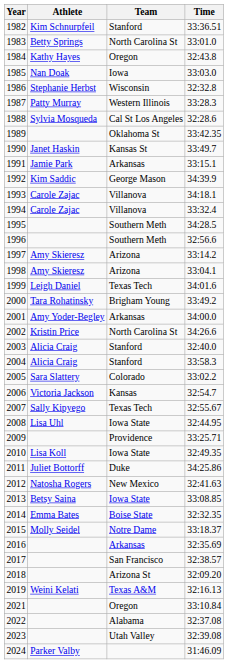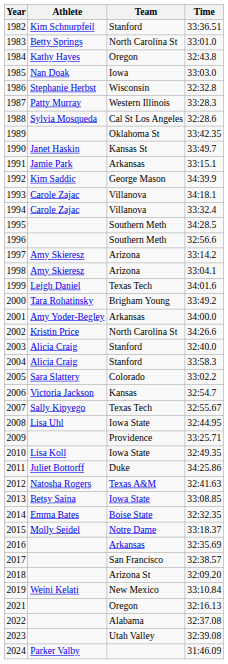(134, 484) New Mexico -> (133, 484) Texas A&M
(133, 590) Texas A&M -> (134, 590) New Mexico
(204, 590) 32:16.13 -> (204, 590) 33:10.84
(204, 605) 33:10.84 -> (204, 605) 32:16.13
